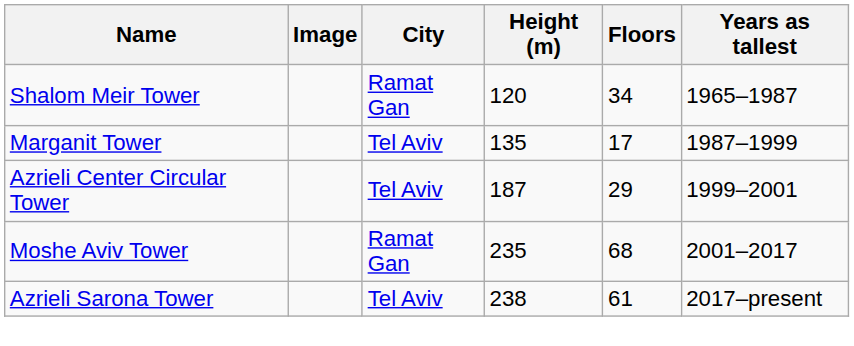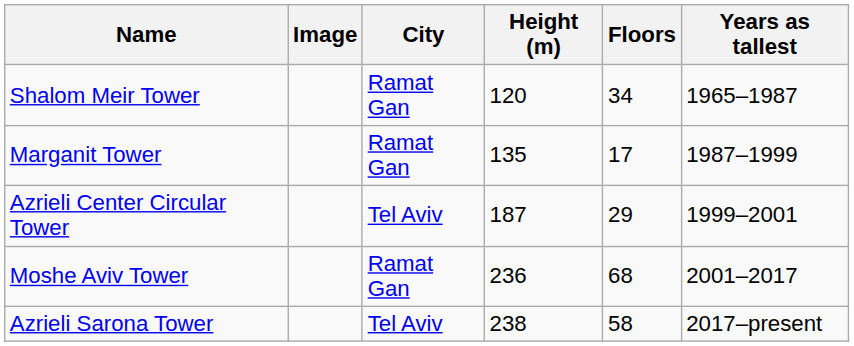(405, 142) Tel Aviv -> (400, 155) Ramat Gan
(508, 250) 235 -> (508, 275) 236
(620, 298) 61 -> (620, 323) 58
